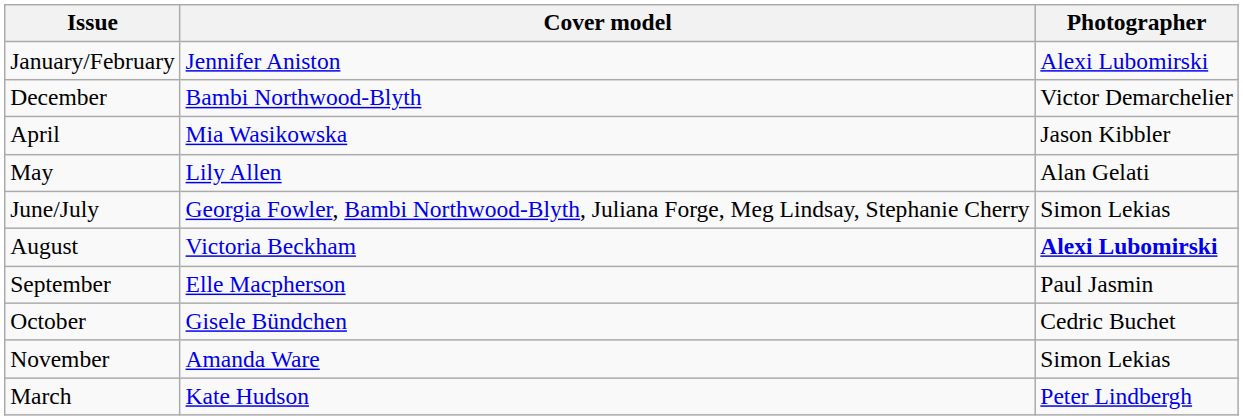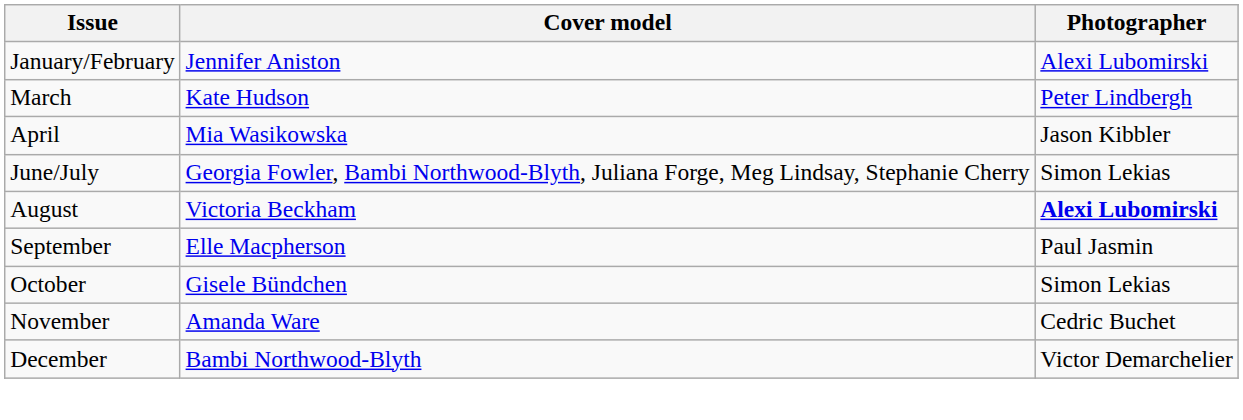rows swapped: (41, 396) <-> (58, 97)
- row: (32, 172)
(1108, 321) Cedric Buchet -> (1105, 284) Simon Lekias
(1105, 358) Simon Lekias -> (1108, 321) Cedric Buchet
